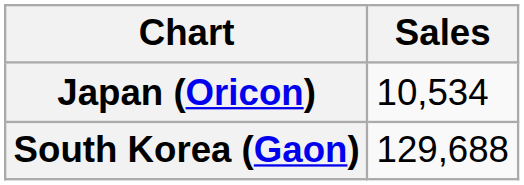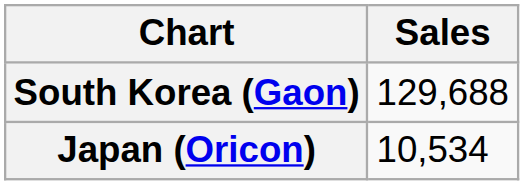rows swapped: (187, 149) <-> (187, 91)
